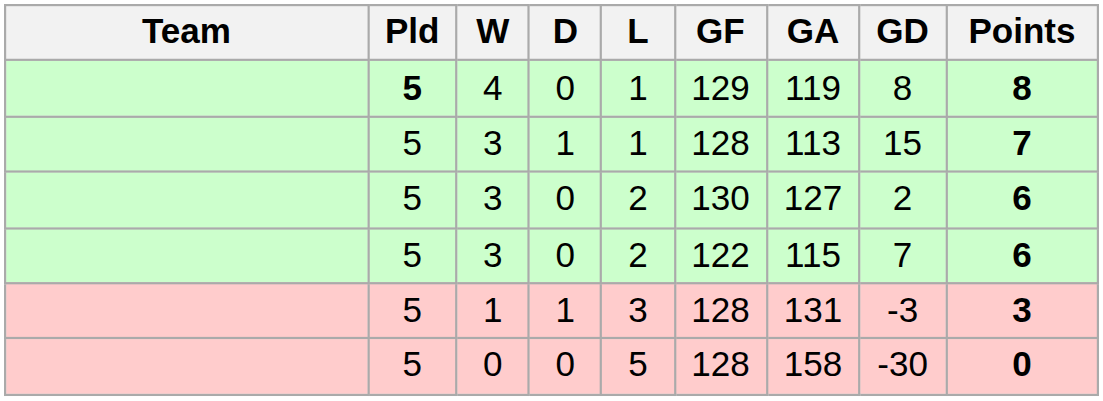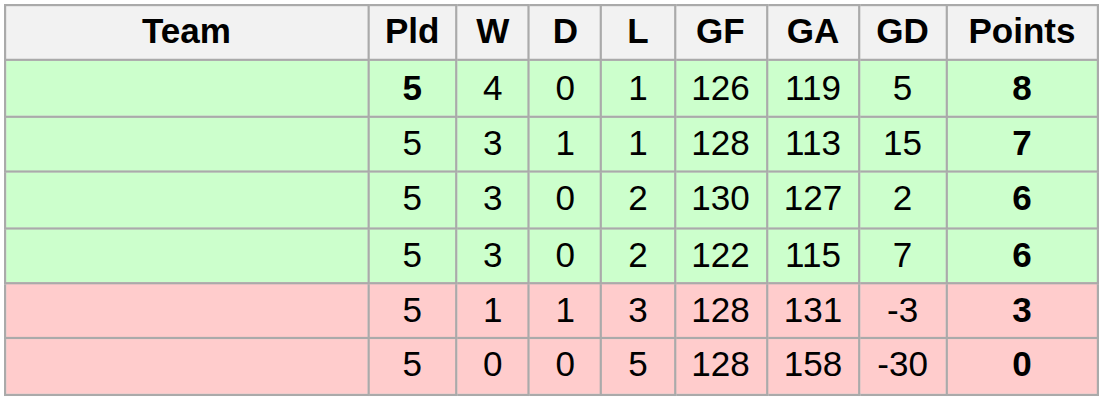(720, 87) 129 -> (720, 87) 126
(903, 87) 8 -> (903, 87) 5
